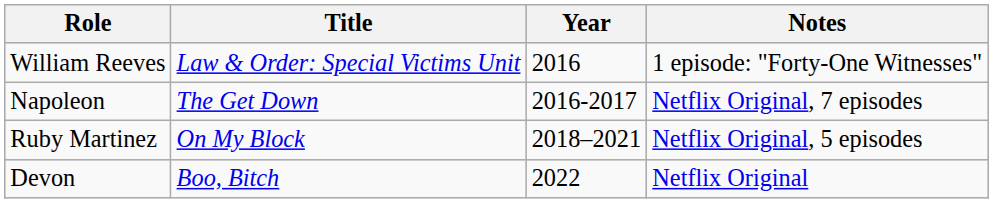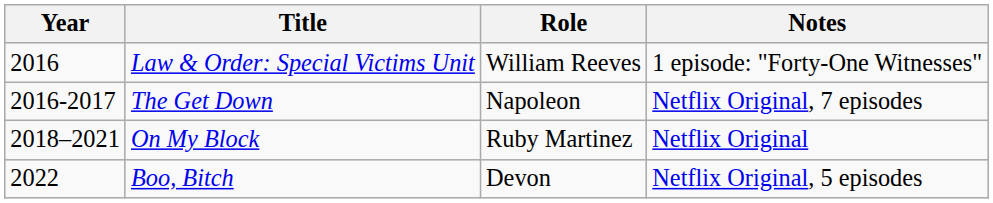columns swapped: (586, 23) <-> (88, 23)
(787, 139) Netflix Original, 5 episodes -> (730, 139) Netflix Original
(730, 178) Netflix Original -> (787, 178) Netflix Original, 5 episodes
